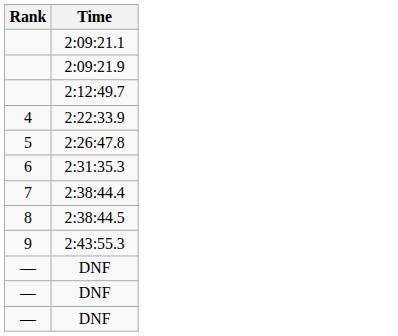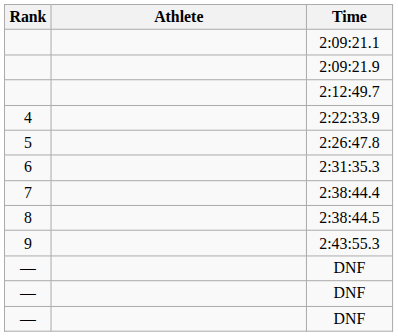+ column: (179, 17)
